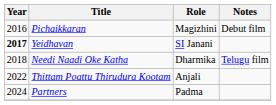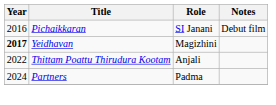(196, 28) Magizhini -> (194, 28) SI Janani
(194, 44) SI Janani -> (196, 44) Magizhini
- row: (80, 60)
